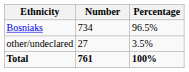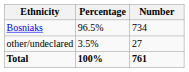columns swapped: (103, 12) <-> (157, 12)
